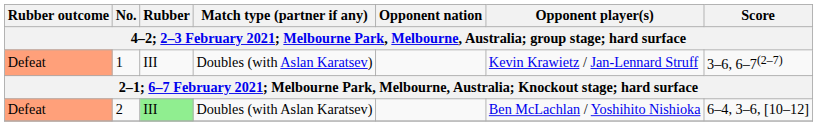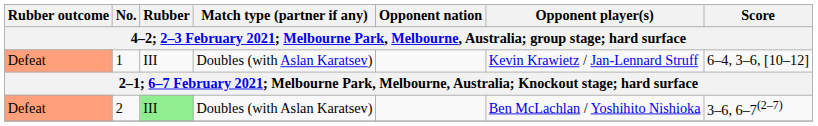(745, 62) 3–6, 6–7(2–7) -> (758, 60) 6–4, 3–6, [10–12]
(758, 109) 6–4, 3–6, [10–12] -> (745, 108) 3–6, 6–7(2–7)
